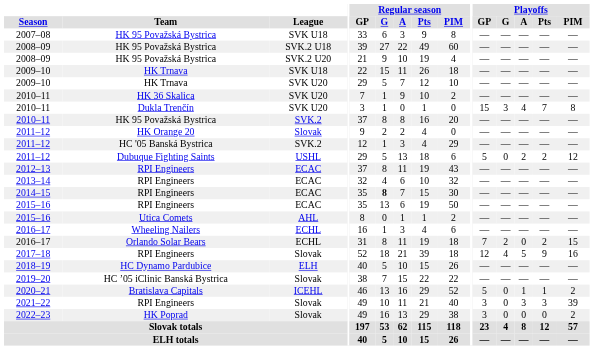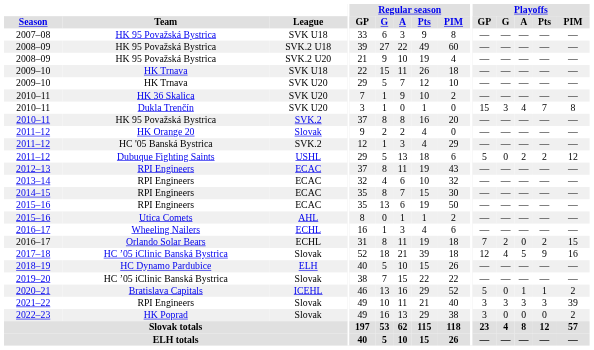(384, 193) bold -> (384, 193) normal
(166, 254) RPI Engineers -> (166, 254) HC ’05 iClinic Banská Bystrica
(506, 303) 0 -> (506, 303) 3
